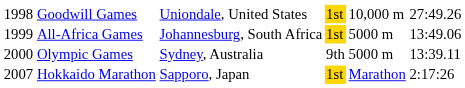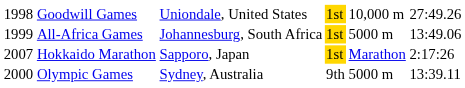rows swapped: (85, 54) <-> (96, 74)
